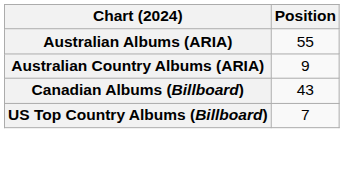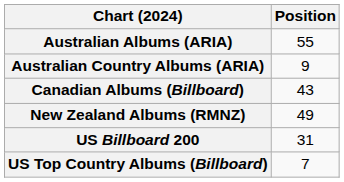+ row: (138, 115)
+ row: (138, 139)
